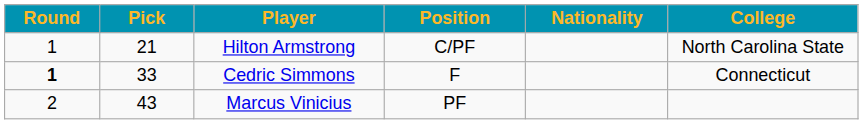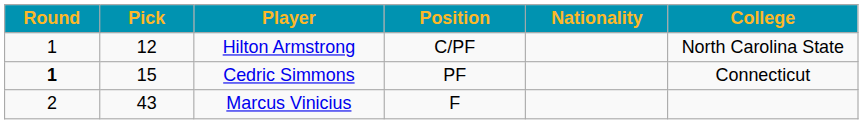(147, 47) 21 -> (147, 47) 12
(147, 75) 33 -> (147, 75) 15
(455, 75) F -> (455, 75) PF
(455, 103) PF -> (455, 103) F
